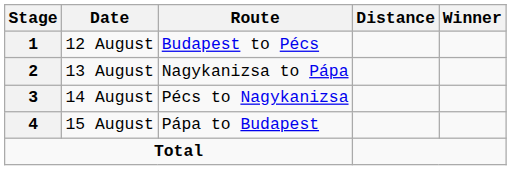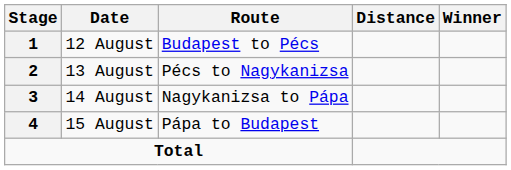(255, 71) Nagykanizsa to Pápa -> (255, 71) Pécs to Nagykanizsa
(255, 98) Pécs to Nagykanizsa -> (255, 98) Nagykanizsa to Pápa
